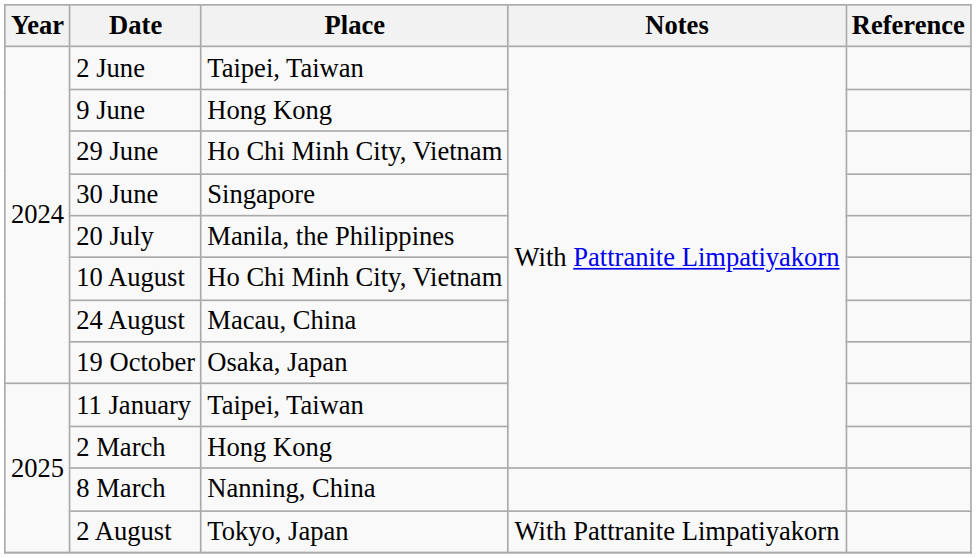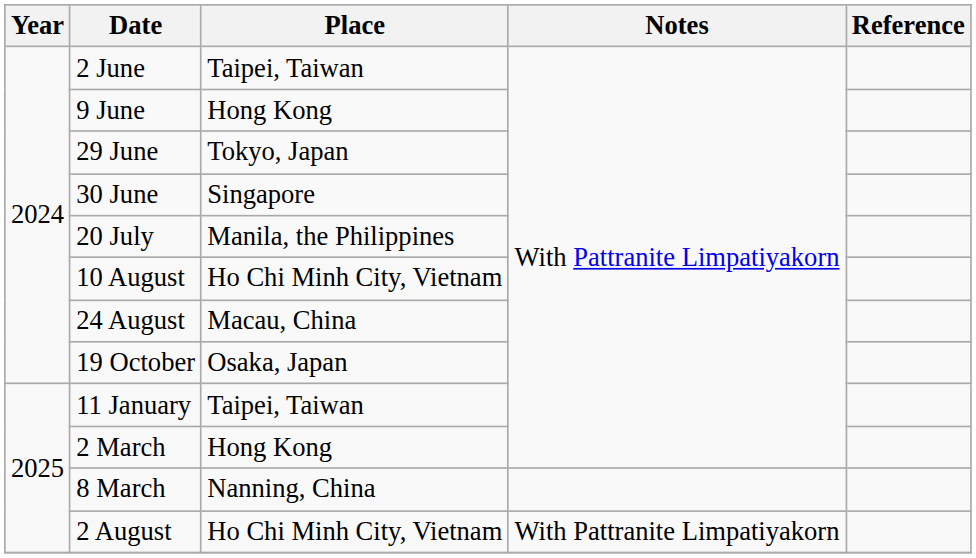(355, 151) Ho Chi Minh City, Vietnam -> (278, 151) Tokyo, Japan
(278, 531) Tokyo, Japan -> (355, 531) Ho Chi Minh City, Vietnam
